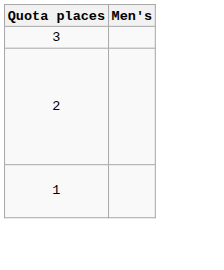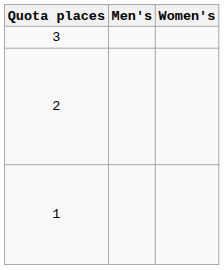+ column: (187, 16)
